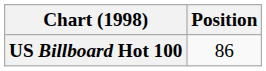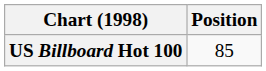(224, 50) 86 -> (224, 50) 85
